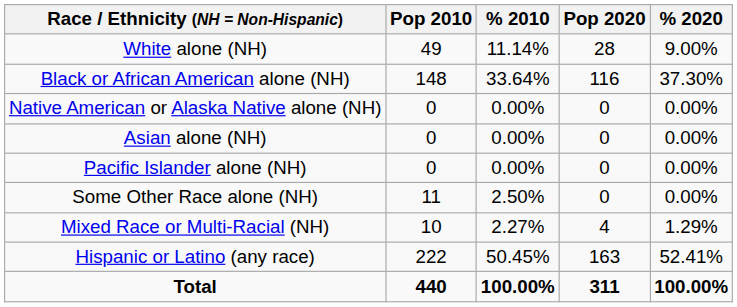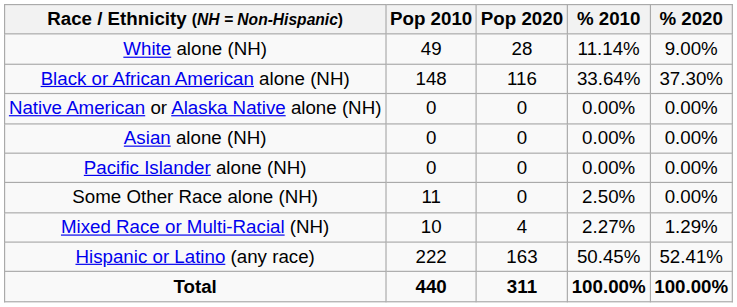columns swapped: (605, 19) <-> (518, 19)
